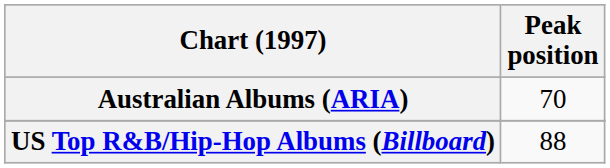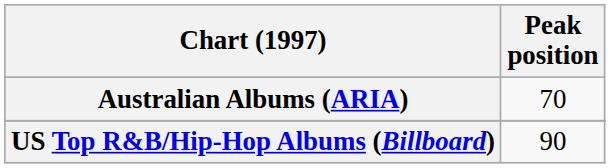(553, 141) 88 -> (553, 141) 90
